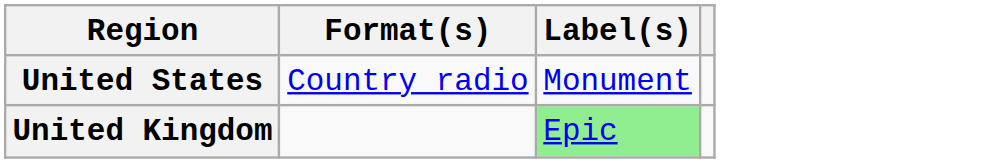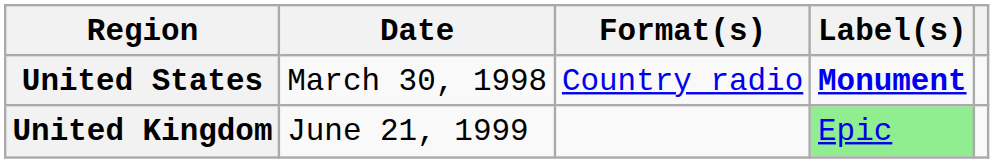+ column: (417, 30)
(618, 81) normal -> (892, 81) bold
